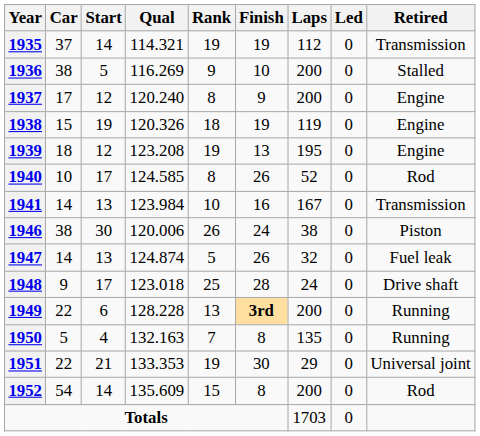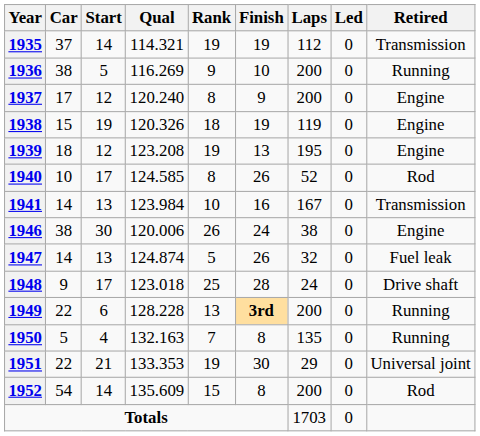(421, 71) Stalled -> (421, 71) Running
(421, 230) Piston -> (421, 230) Engine
